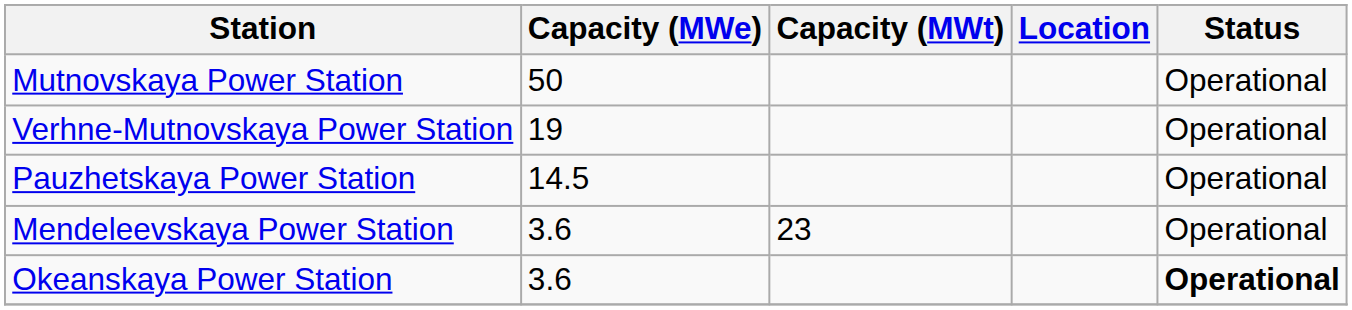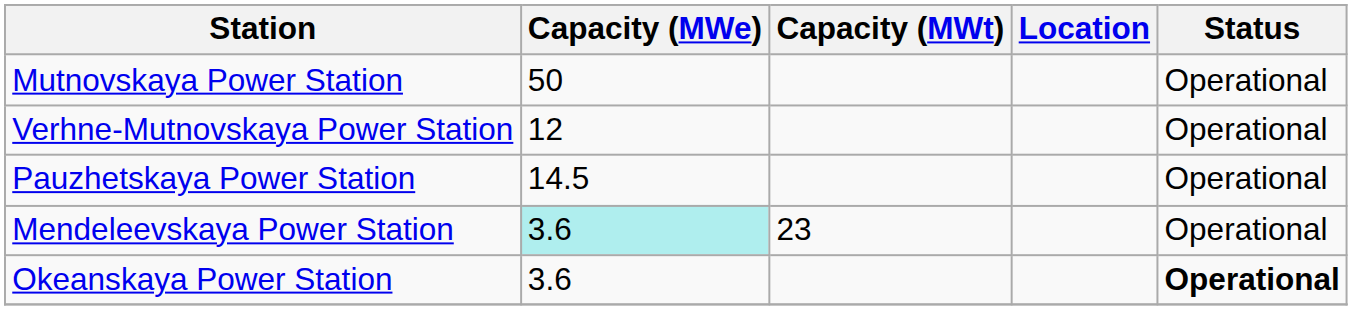(545, 129) 19 -> (545, 129) 12
(550, 229) no background -> (550, 229) paleturquoise background
